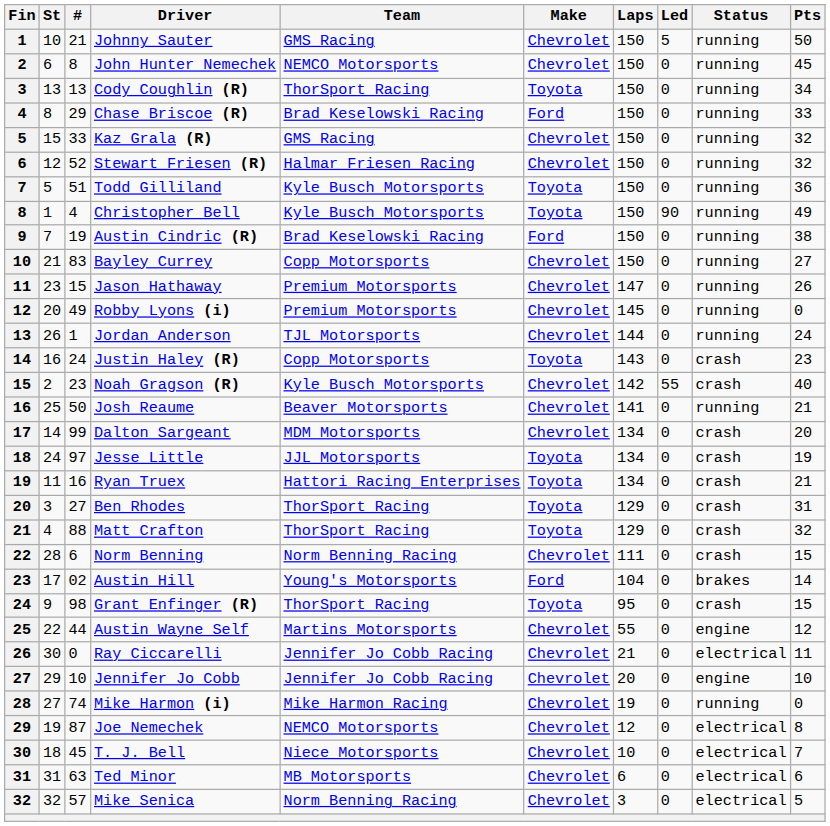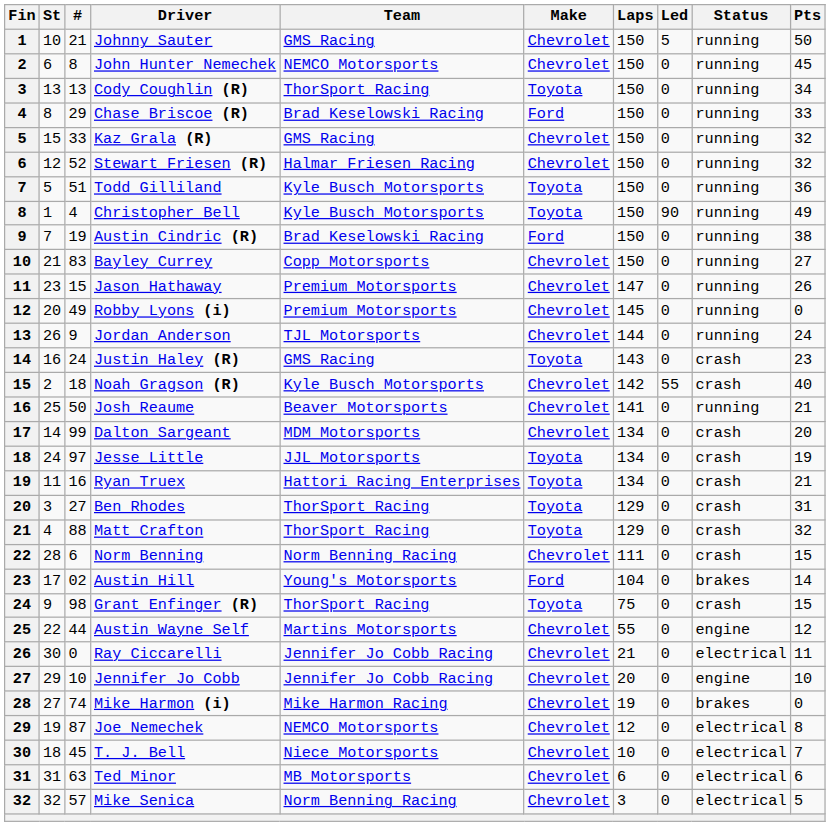(73, 336) 1 -> (73, 336) 9
(356, 361) Copp Motorsports -> (329, 361) GMS Racing
(78, 385) 23 -> (78, 385) 18
(626, 606) 95 -> (626, 606) 75
(727, 704) running -> (723, 704) brakes
